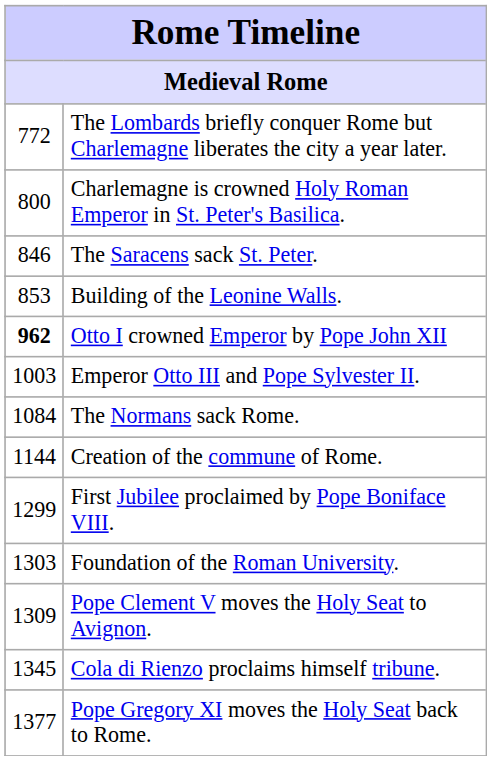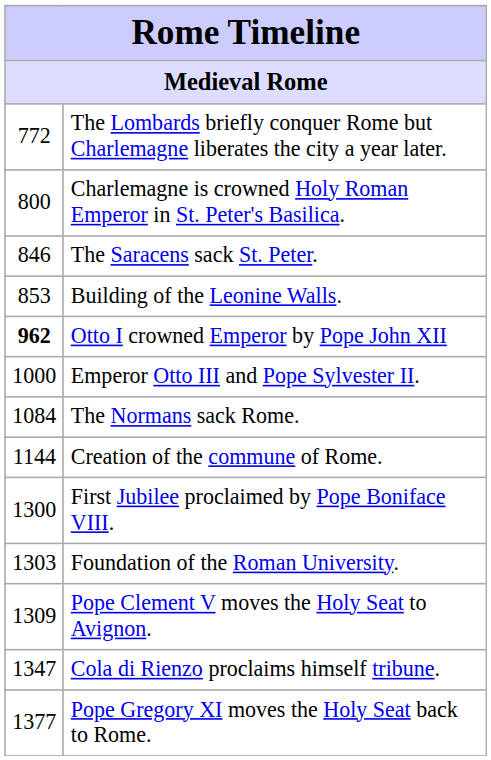(34, 375) 1003 -> (34, 375) 1000
(34, 509) 1299 -> (34, 509) 1300
(34, 668) 1345 -> (34, 668) 1347
